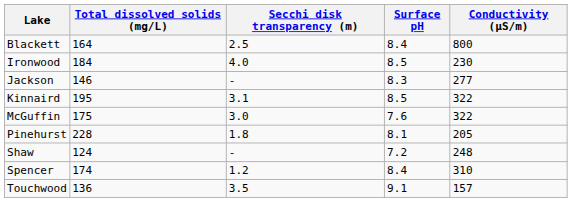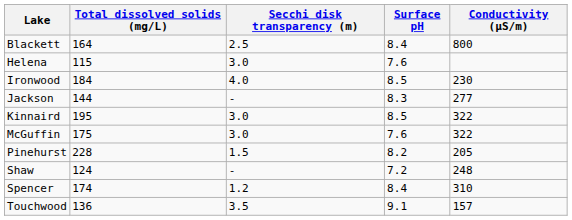+ row: (27, 62)
(82, 80) 146 -> (82, 98) 144
(239, 98) 3.1 -> (239, 116) 3.0
(239, 134) 1.8 -> (239, 152) 1.5
(397, 134) 8.1 -> (397, 152) 8.2
